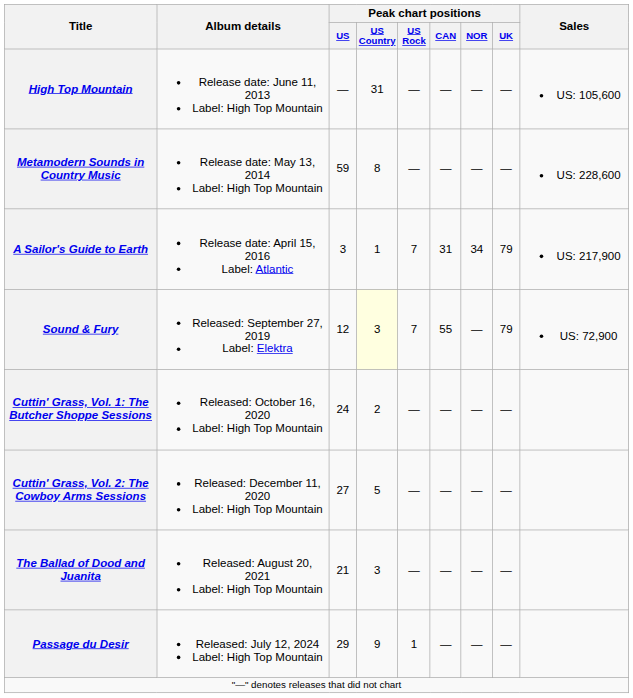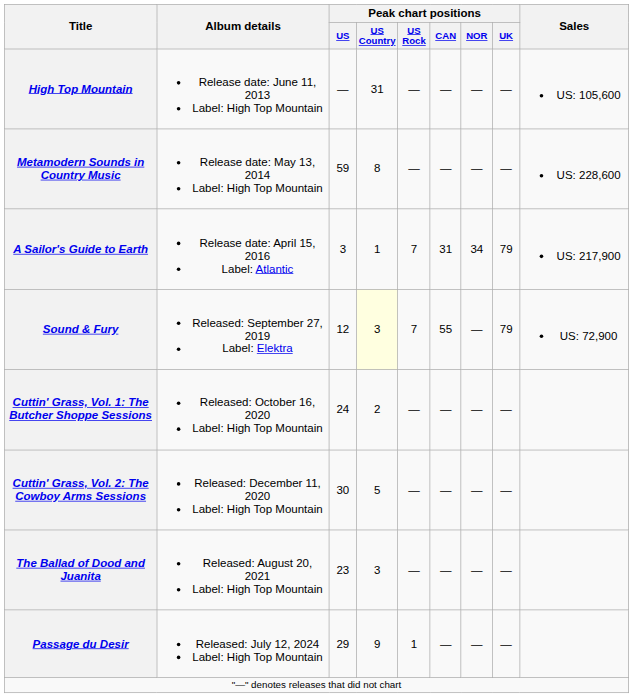(343, 489) 27 -> (343, 489) 30
(343, 570) 21 -> (343, 570) 23
